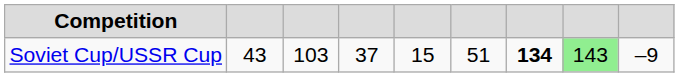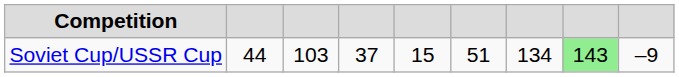(255, 54) 43 -> (255, 54) 44
(535, 54) bold -> (535, 54) normal
